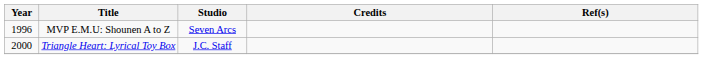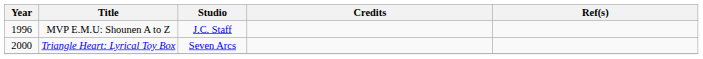(212, 29) Seven Arcs -> (212, 29) J.C. Staff
(212, 45) J.C. Staff -> (212, 45) Seven Arcs
